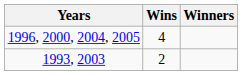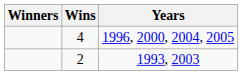columns swapped: (209, 15) <-> (74, 15)
